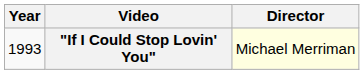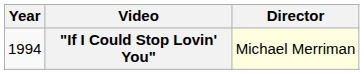(25, 48) 1993 -> (25, 48) 1994
